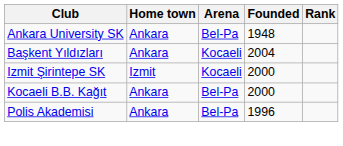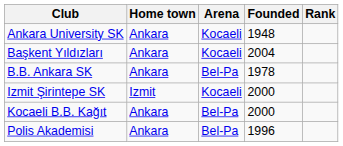(220, 33) Bel-Pa -> (222, 33) Kocaeli
+ row: (50, 72)
